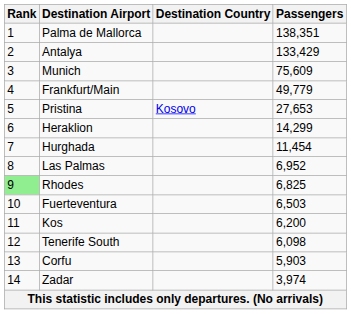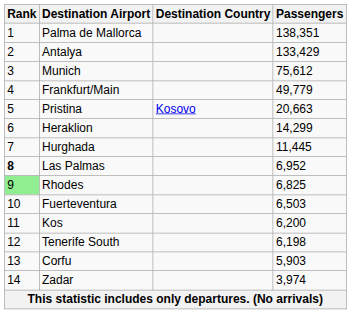(294, 71) 75,609 -> (294, 71) 75,612
(294, 109) 27,653 -> (294, 109) 20,663
(294, 147) 11,454 -> (294, 147) 11,445
(10, 166) normal -> (10, 166) bold
(291, 242) 6,098 -> (291, 242) 6,198
